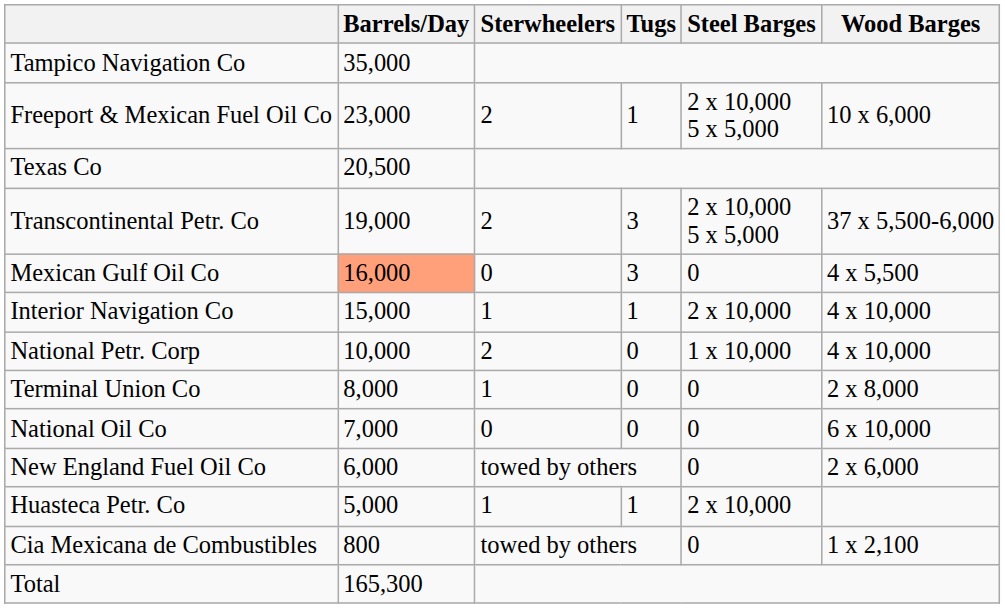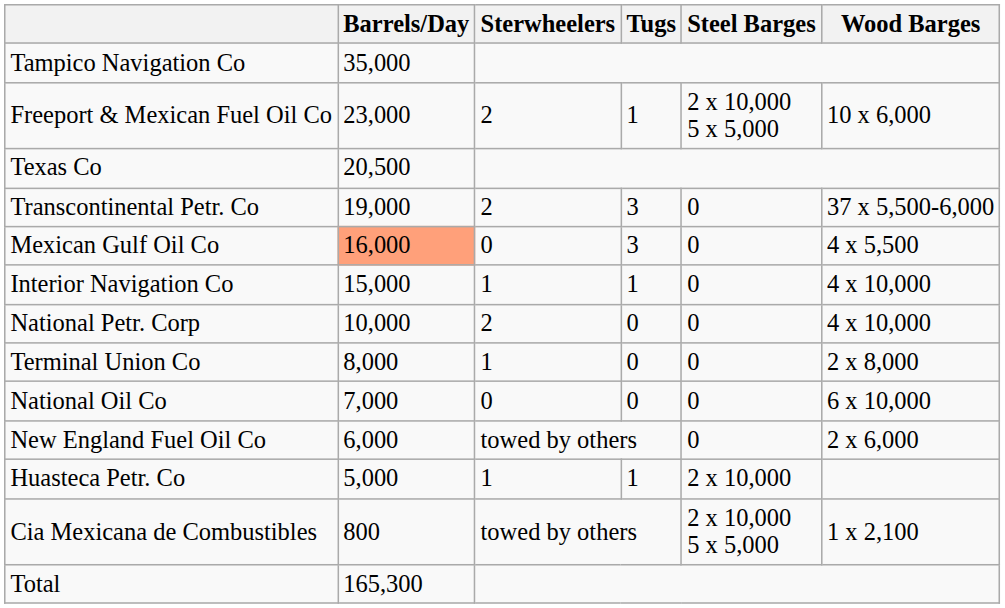(739, 220) 2 x 10,000 5 x 5,000 -> (693, 206) 0
(739, 311) 2 x 10,000 -> (693, 284) 0
(739, 350) 1 x 10,000 -> (693, 323) 0
(693, 544) 0 -> (739, 531) 2 x 10,000 5 x 5,000
